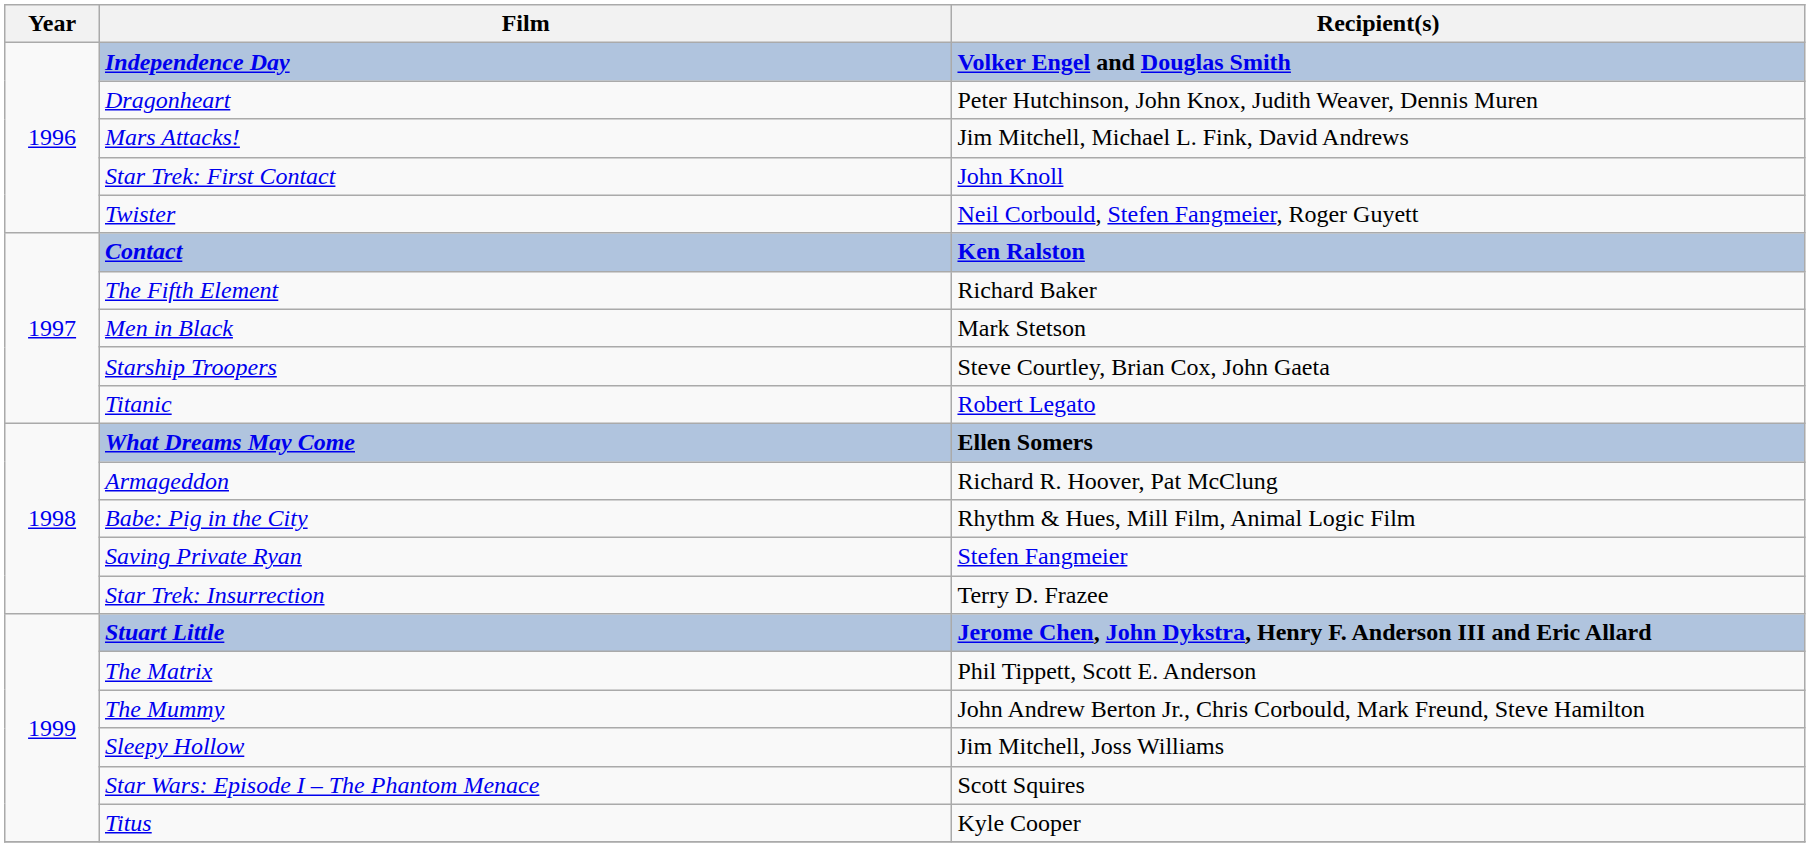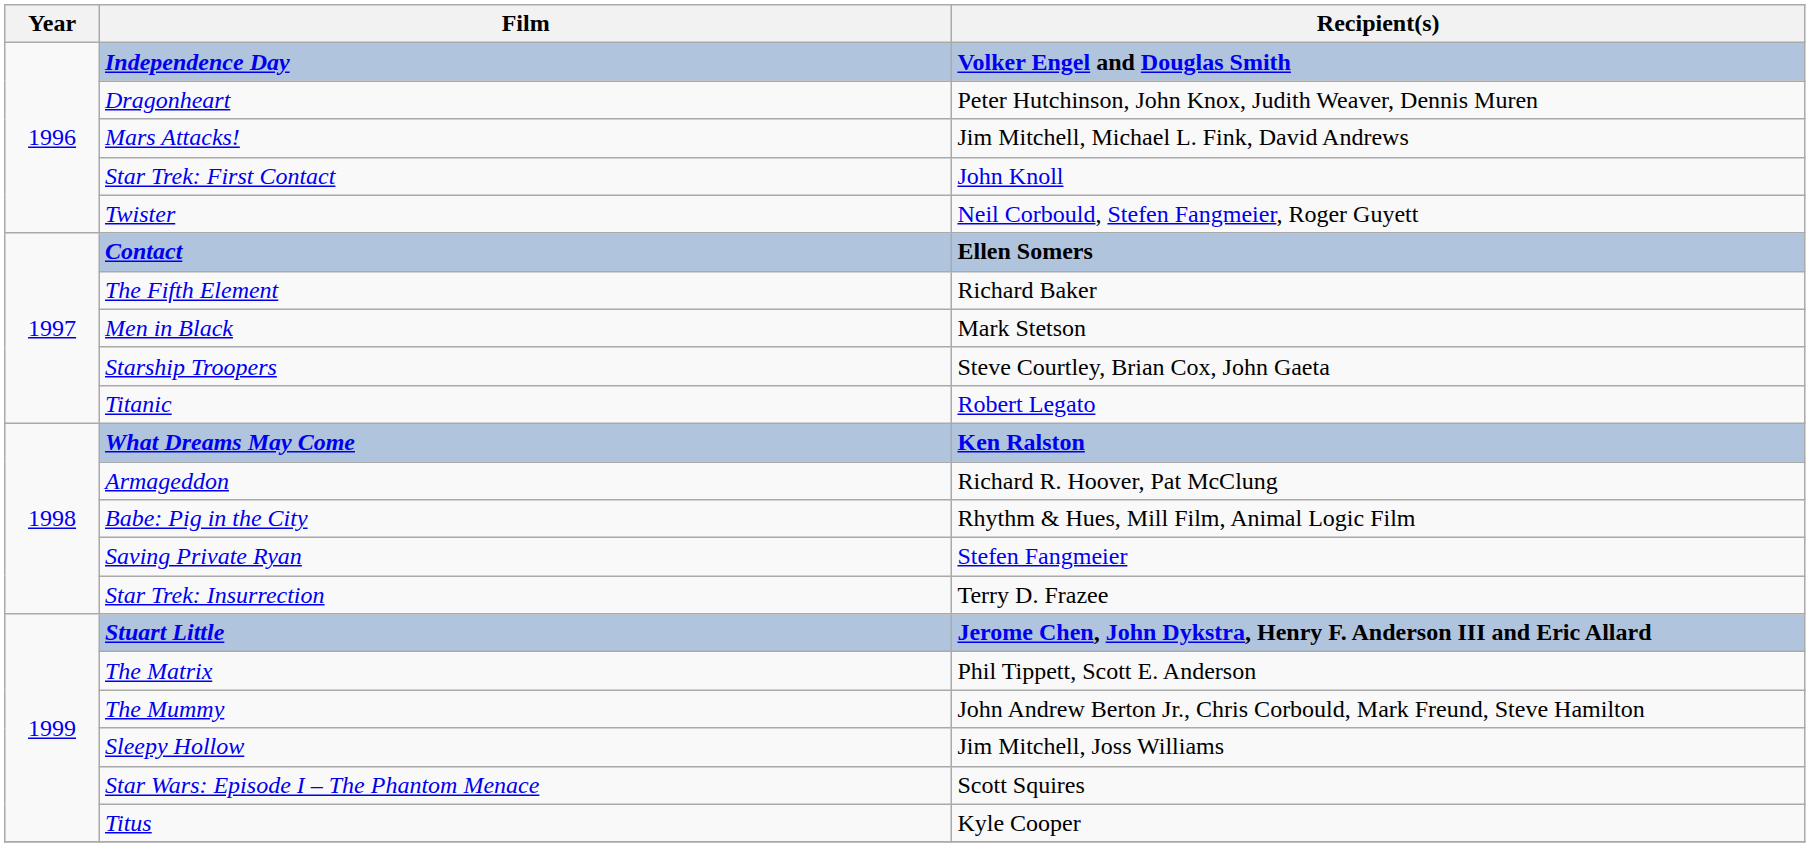(1021, 251) Ken Ralston -> (1025, 251) Ellen Somers
(1025, 442) Ellen Somers -> (1021, 442) Ken Ralston
